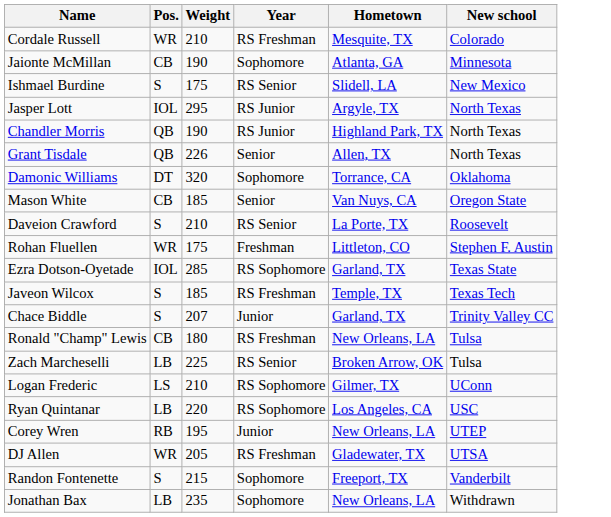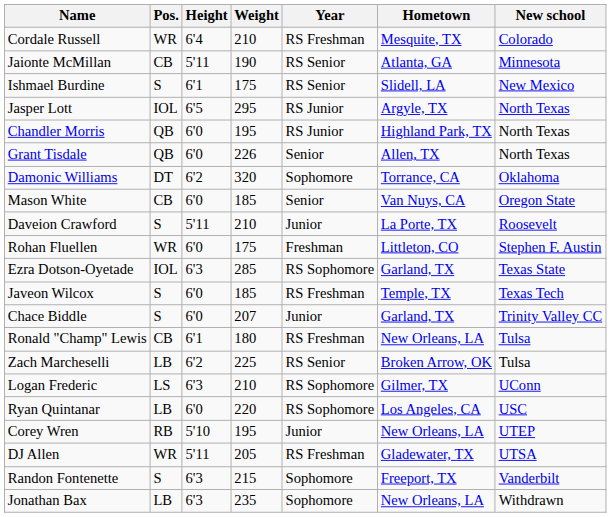+ column: (207, 16)
(270, 62) Sophomore -> (315, 62) RS Senior
(197, 131) 190 -> (245, 131) 195
(267, 223) RS Senior -> (304, 223) Junior
